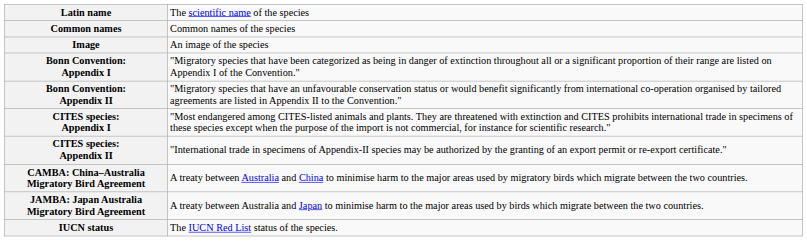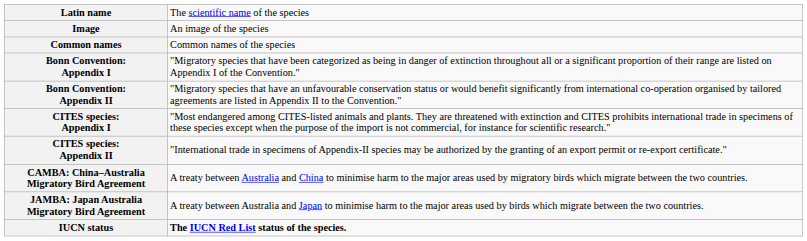rows swapped: (86, 28) <-> (86, 45)
(254, 227) normal -> (258, 227) bold
